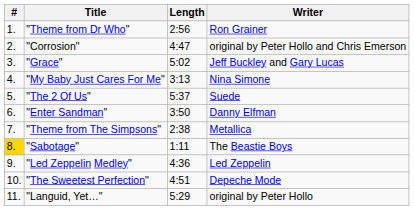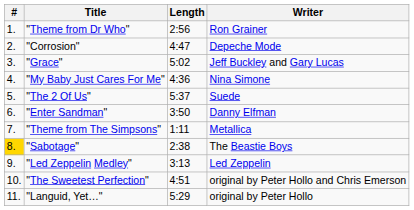(308, 46) original by Peter Hollo and Chris Emerson -> (245, 46) Depeche Mode
(180, 79) 3:13 -> (180, 79) 4:36
(180, 130) 2:38 -> (179, 130) 1:11
(179, 146) 1:11 -> (180, 146) 2:38
(180, 163) 4:36 -> (180, 163) 3:13
(245, 180) Depeche Mode -> (308, 180) original by Peter Hollo and Chris Emerson
